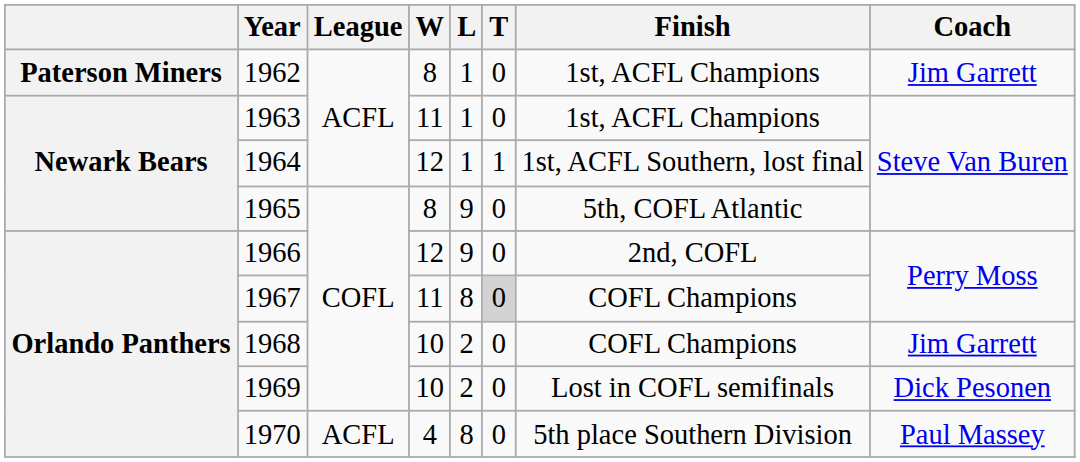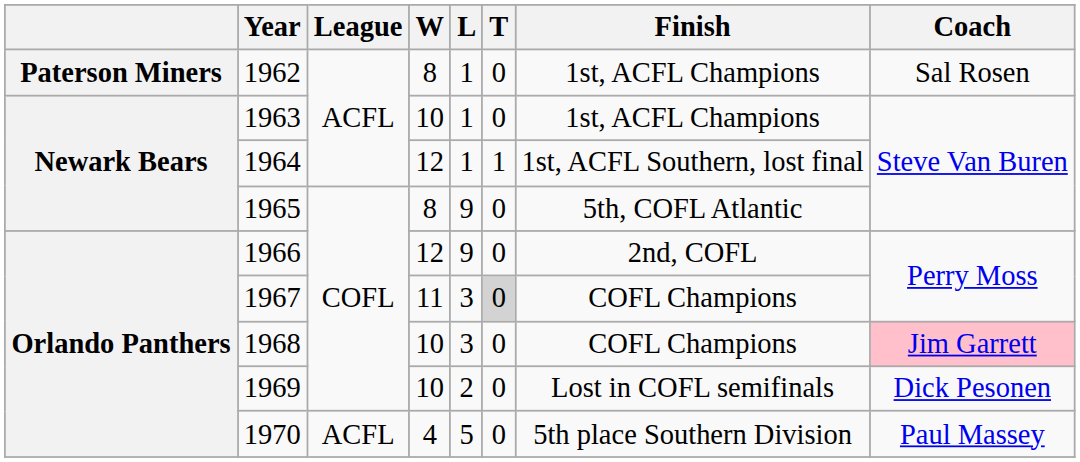(972, 72) Jim Garrett -> (972, 72) Sal Rosen
(430, 117) 11 -> (430, 117) 10
(467, 298) 8 -> (467, 298) 3
(467, 343) 2 -> (467, 343) 3
(972, 343) no background -> (972, 343) pink background
(467, 433) 8 -> (467, 433) 5
